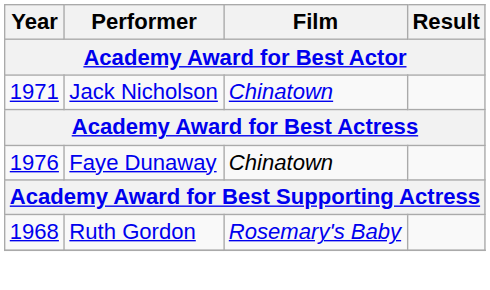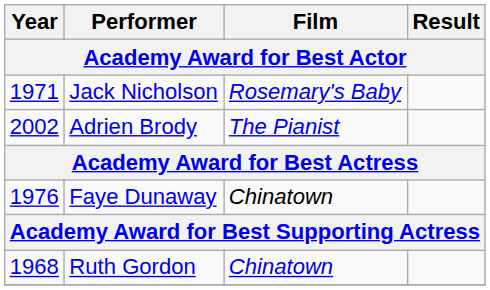(281, 92) Chinatown -> (315, 92) Rosemary's Baby
+ row: (133, 127)
(315, 232) Rosemary's Baby -> (281, 267) Chinatown
